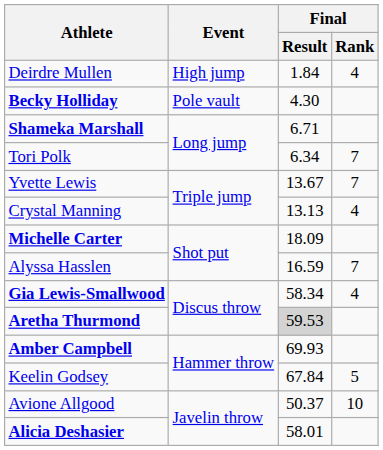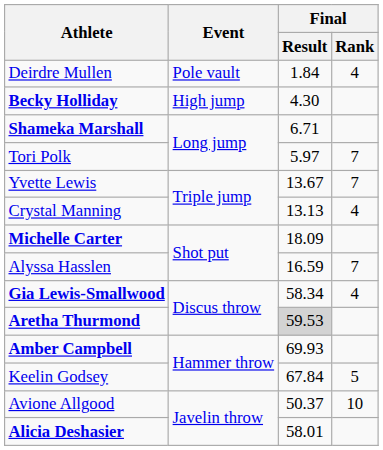(209, 73) High jump -> (206, 73) Pole vault
(206, 101) Pole vault -> (209, 101) High jump
(305, 156) 6.34 -> (305, 156) 5.97
